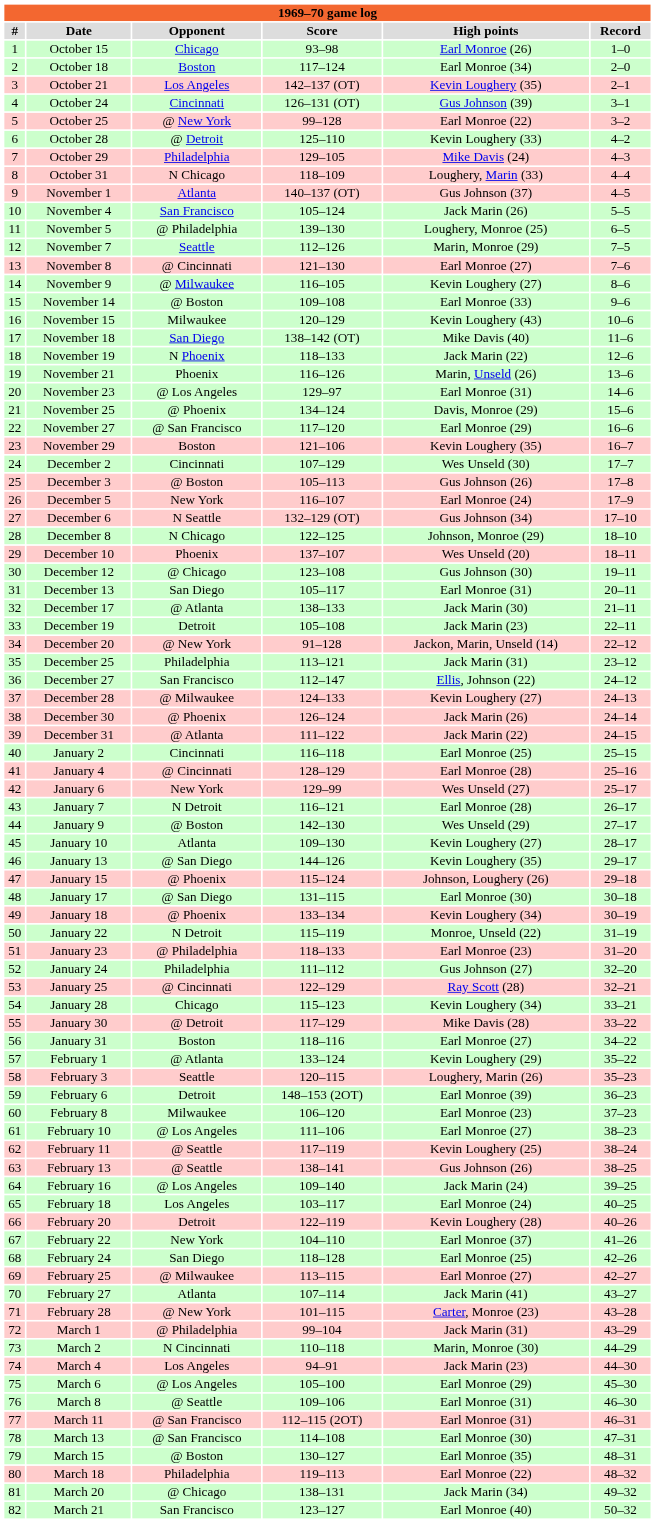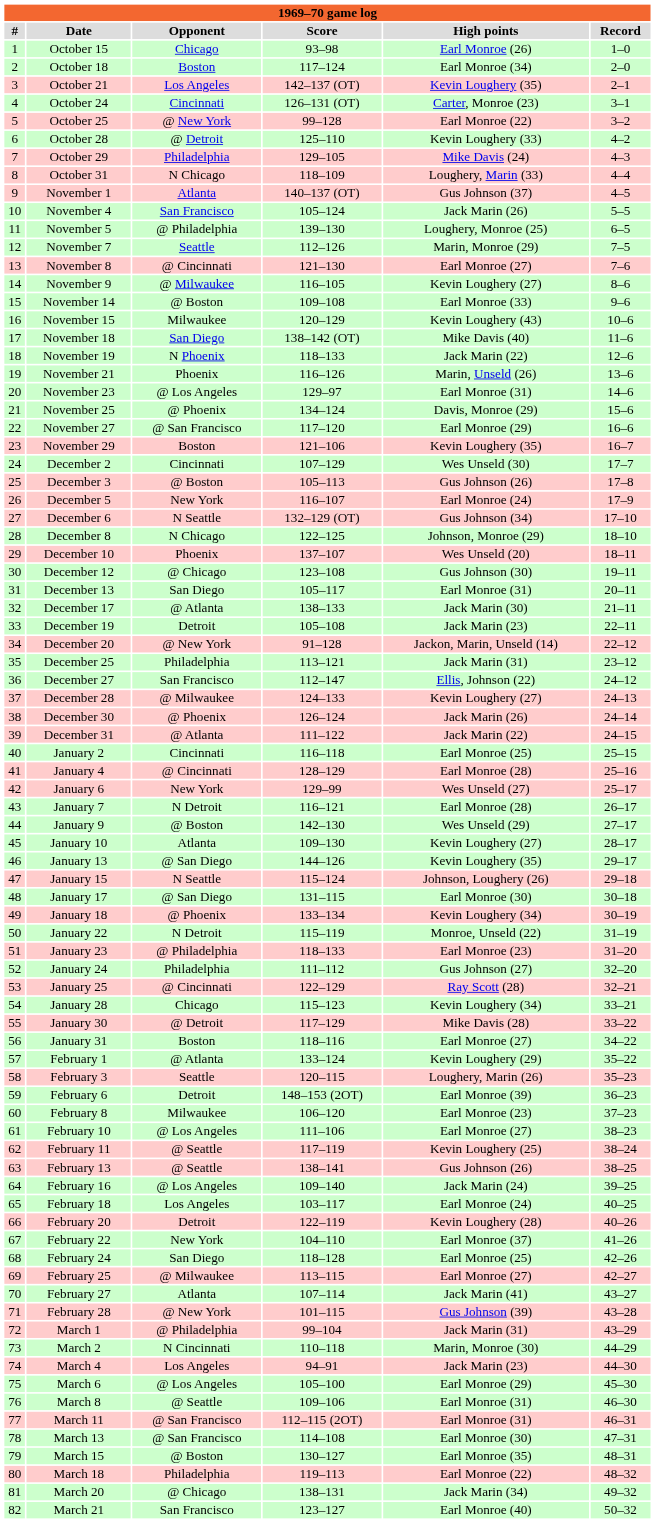(486, 103) Gus Johnson (39) -> (486, 103) Carter, Monroe (23)
(197, 878) @ Phoenix -> (197, 878) N Seattle
(486, 1311) Carter, Monroe (23) -> (486, 1311) Gus Johnson (39)
